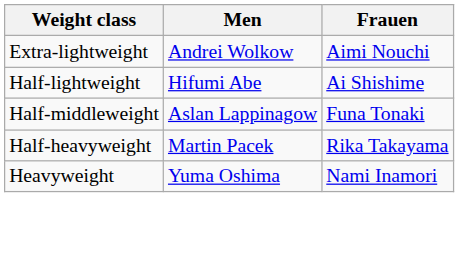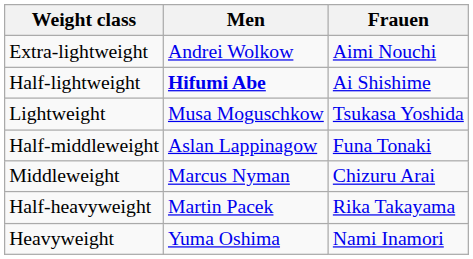(215, 82) normal -> (217, 82) bold
+ row: (57, 113)
+ row: (64, 176)
